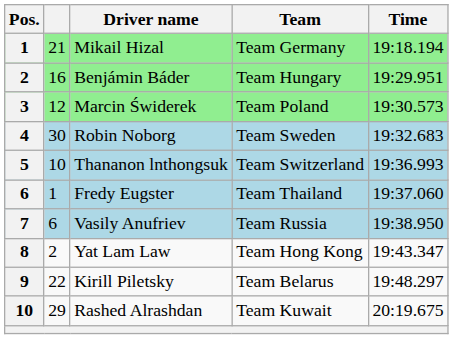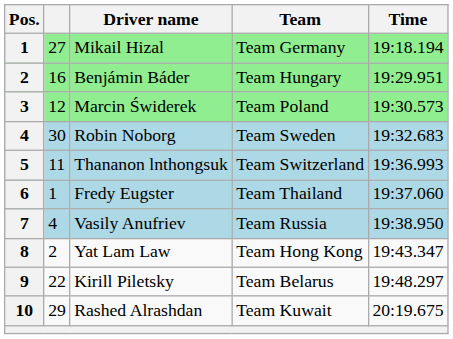(57, 47) 21 -> (57, 47) 27
(57, 164) 10 -> (57, 164) 11
(53, 222) 6 -> (53, 222) 4
